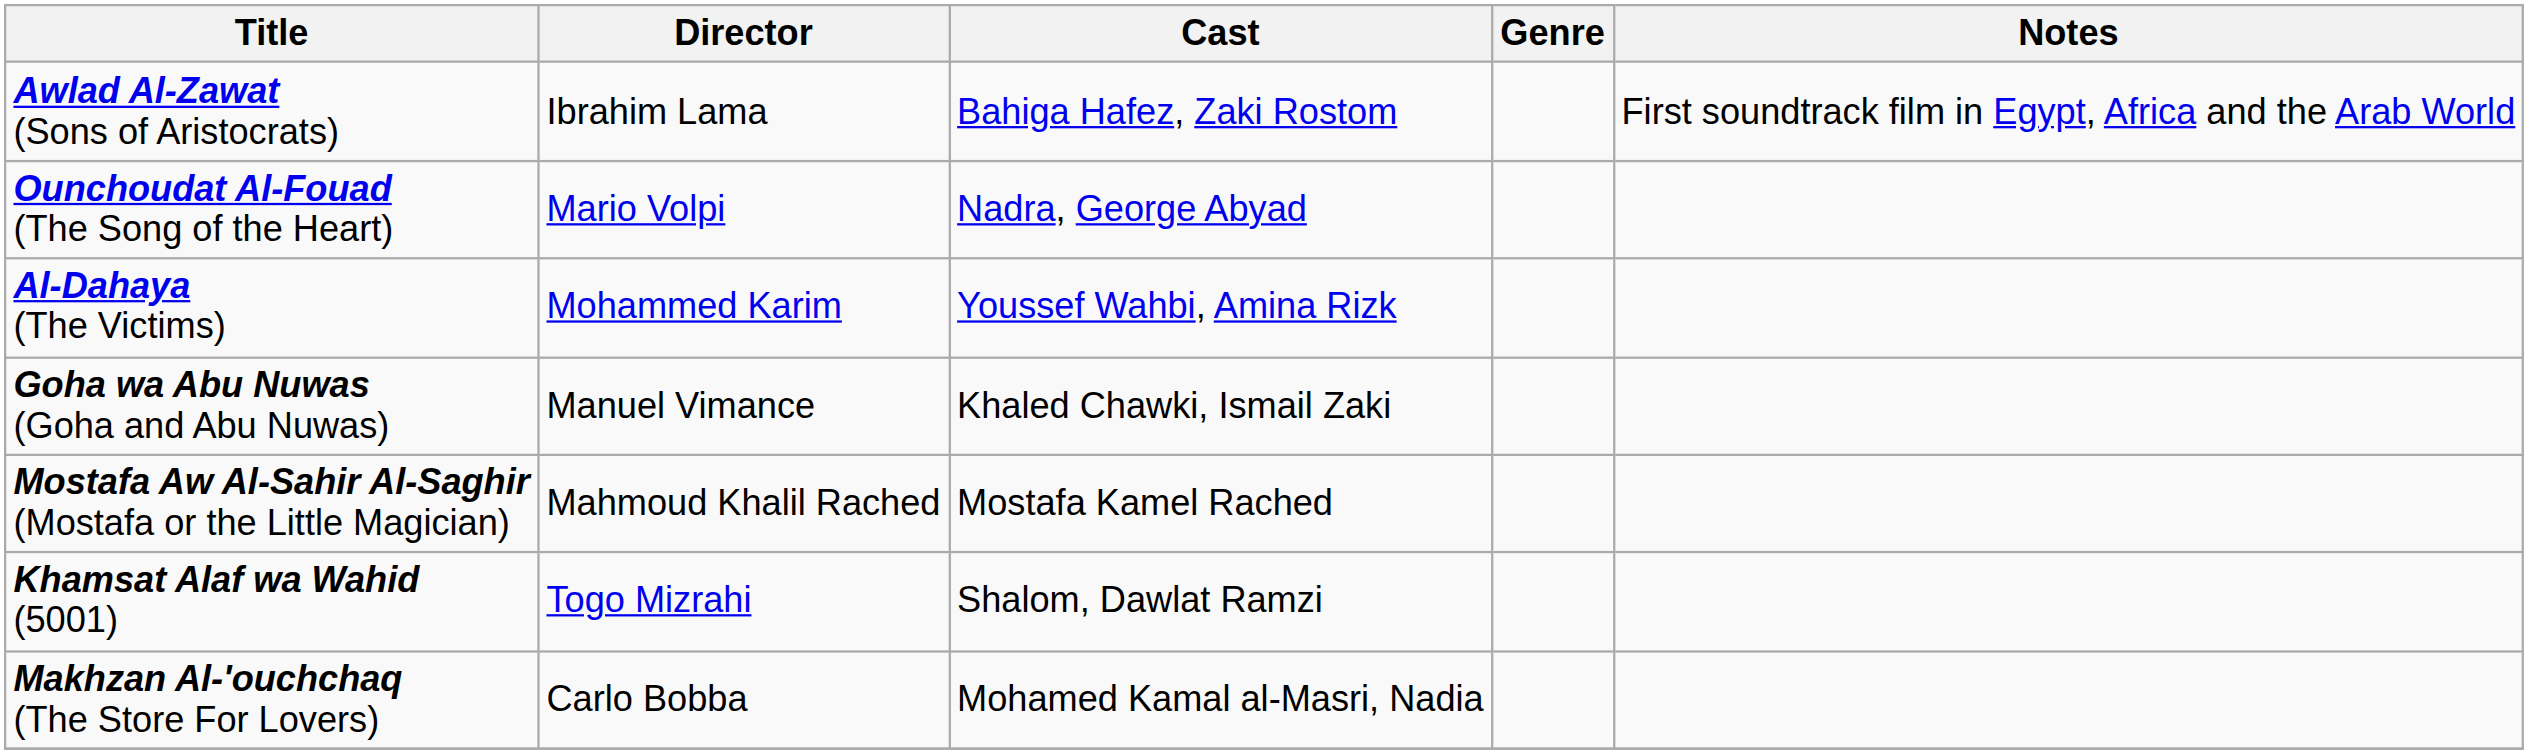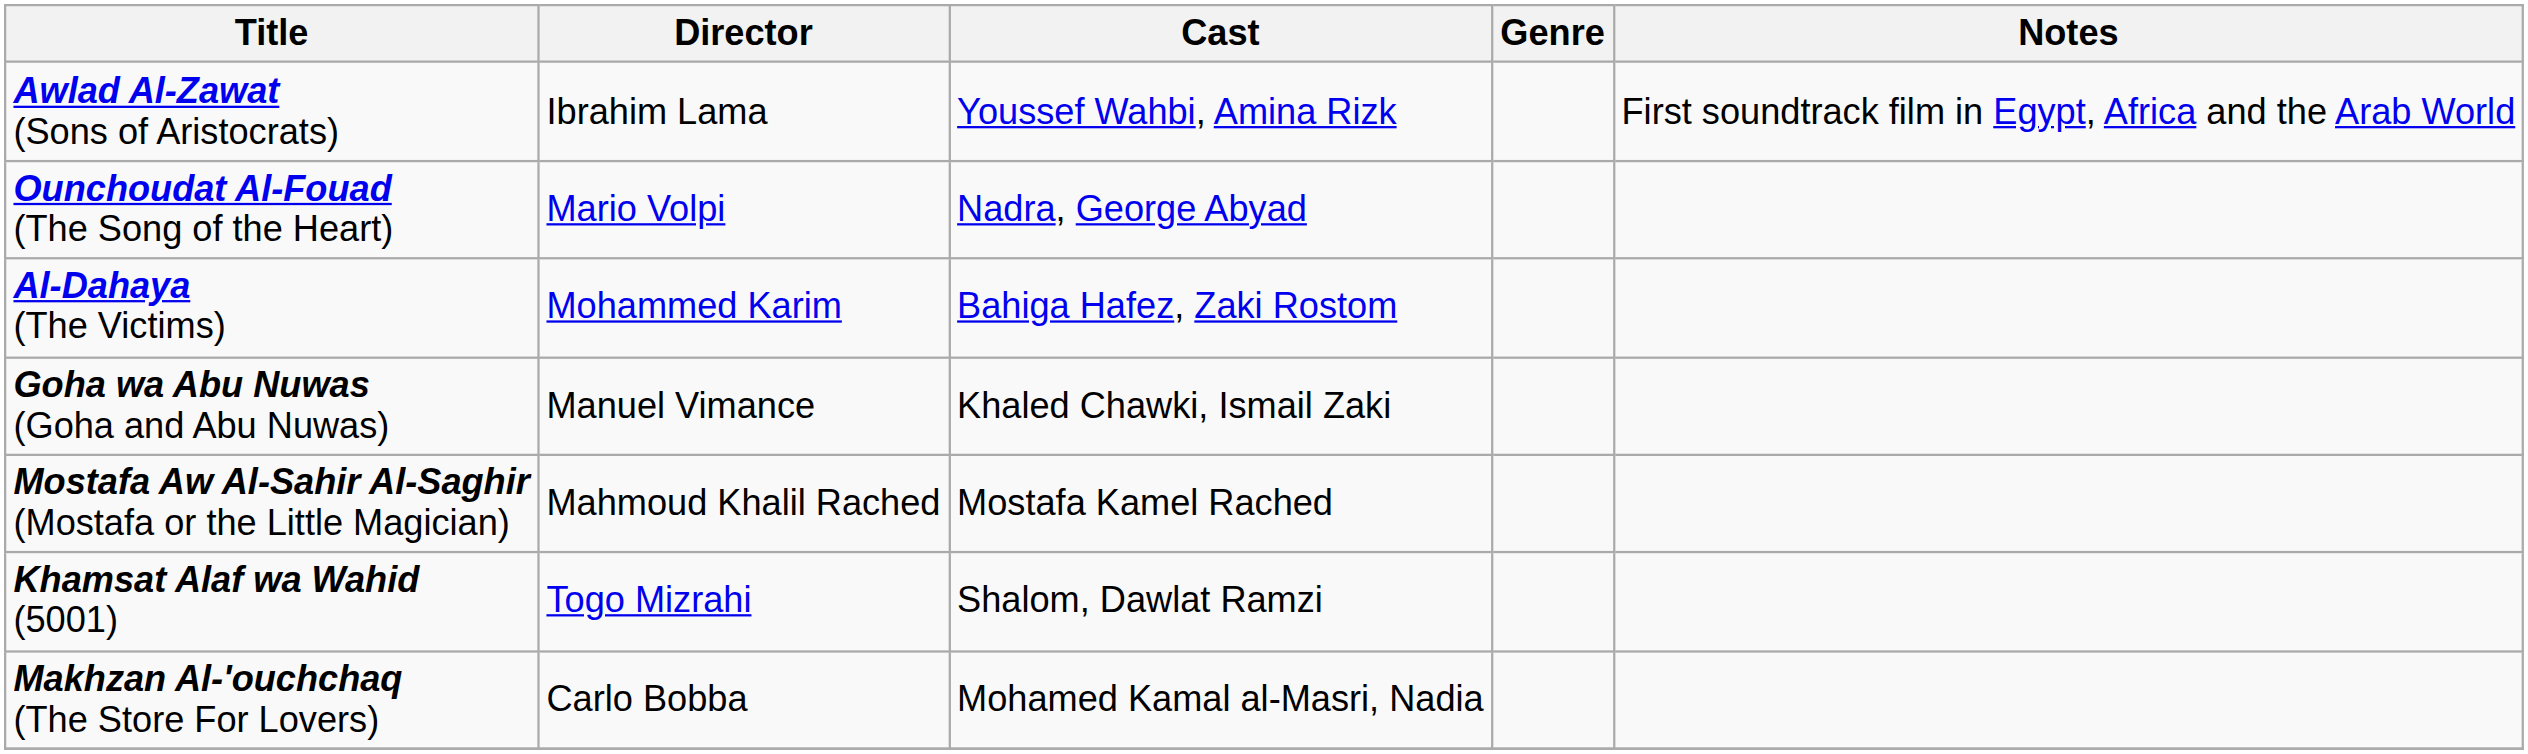(1177, 110) Bahiga Hafez, Zaki Rostom -> (1177, 110) Youssef Wahbi, Amina Rizk
(1177, 306) Youssef Wahbi, Amina Rizk -> (1177, 306) Bahiga Hafez, Zaki Rostom
